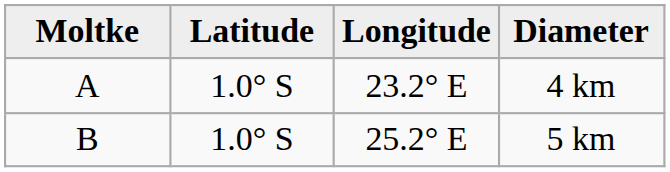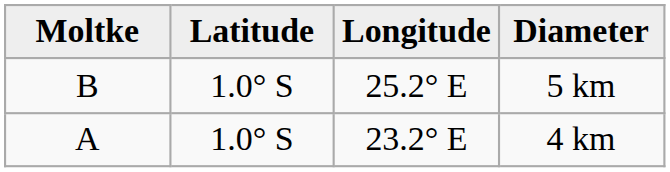rows swapped: (581, 85) <-> (581, 138)
